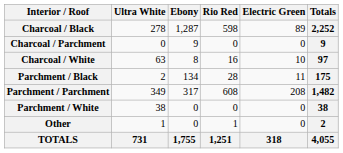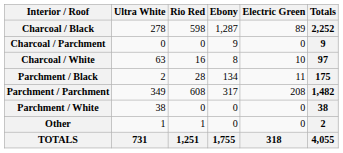columns swapped: (184, 12) <-> (220, 12)
